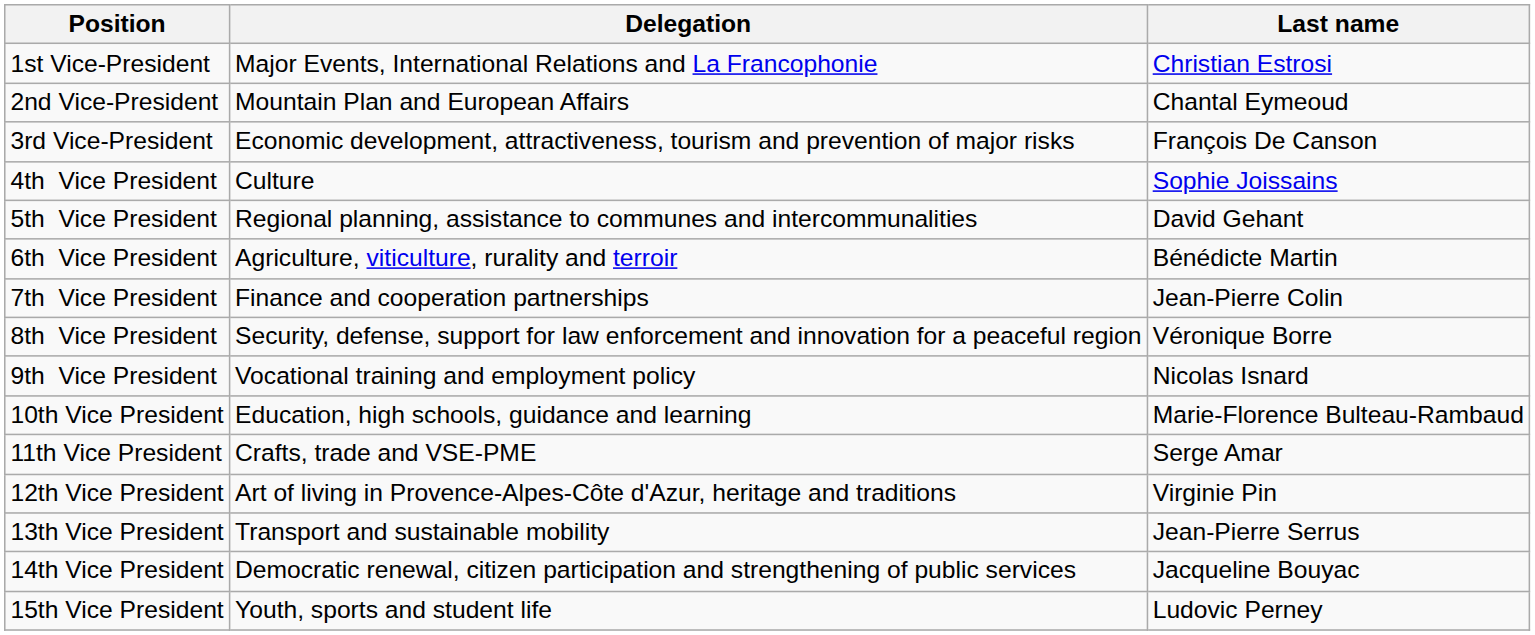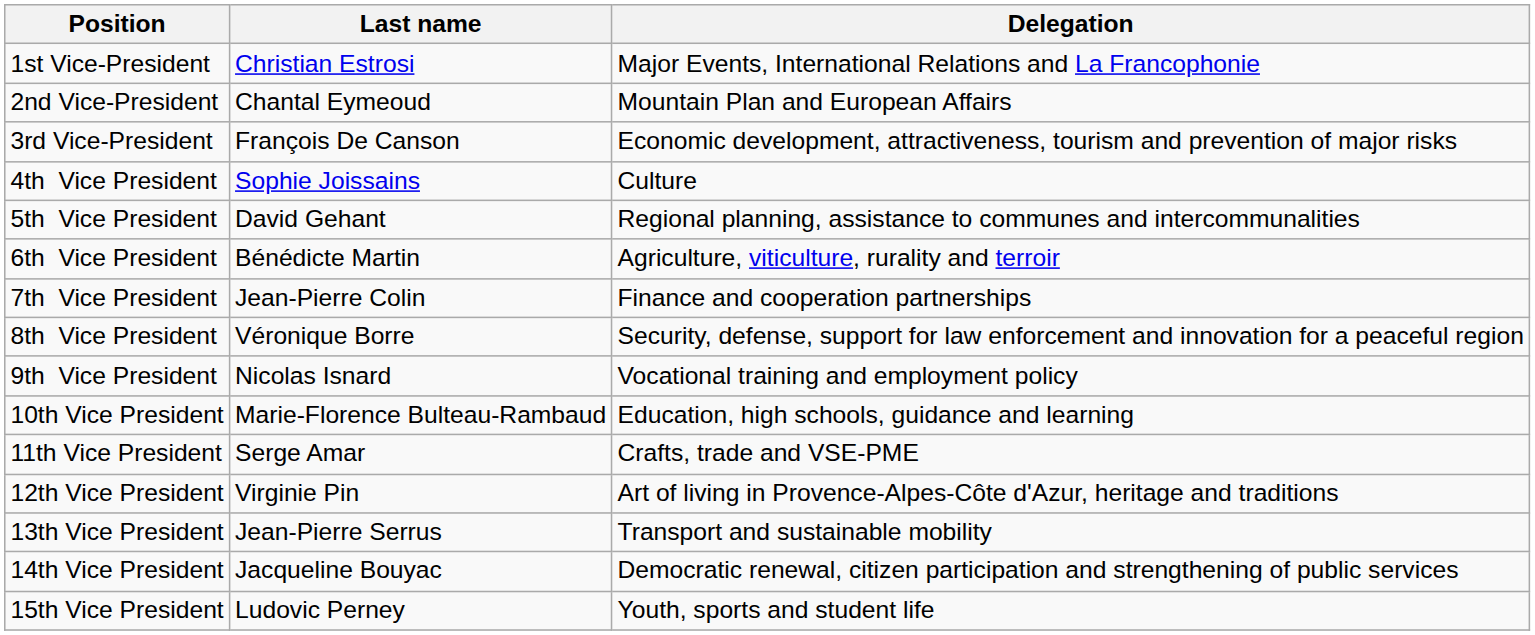columns swapped: (1338, 24) <-> (688, 24)
